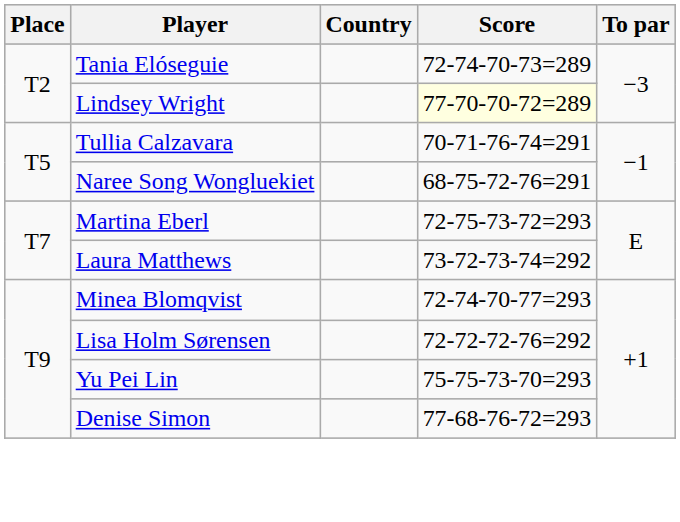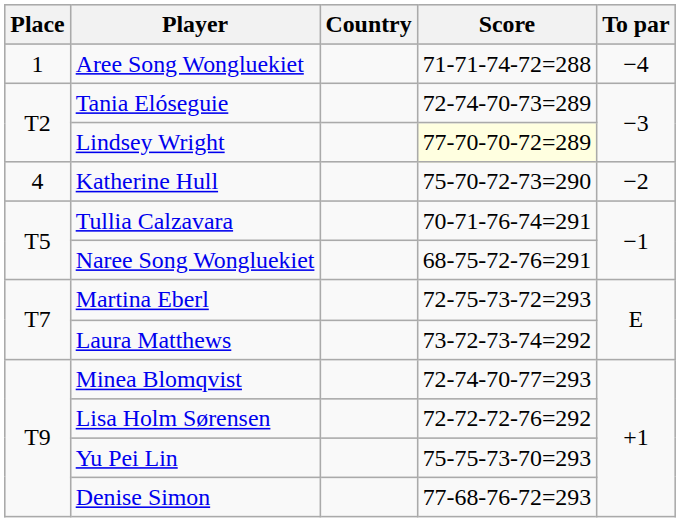+ row: (190, 63)
+ row: (147, 181)
